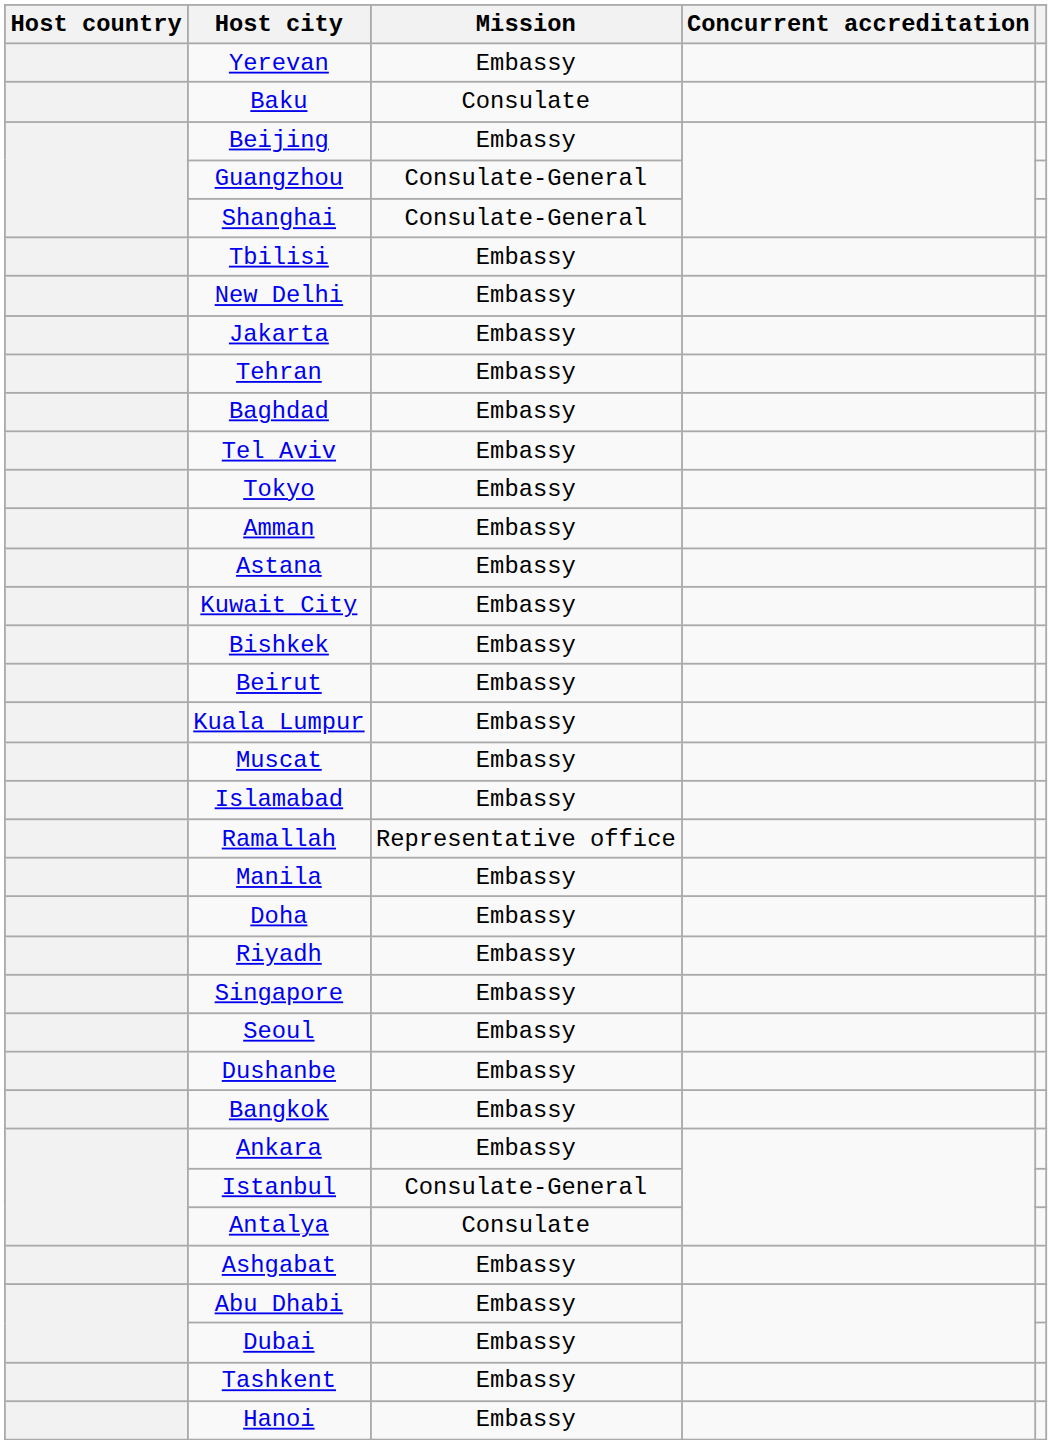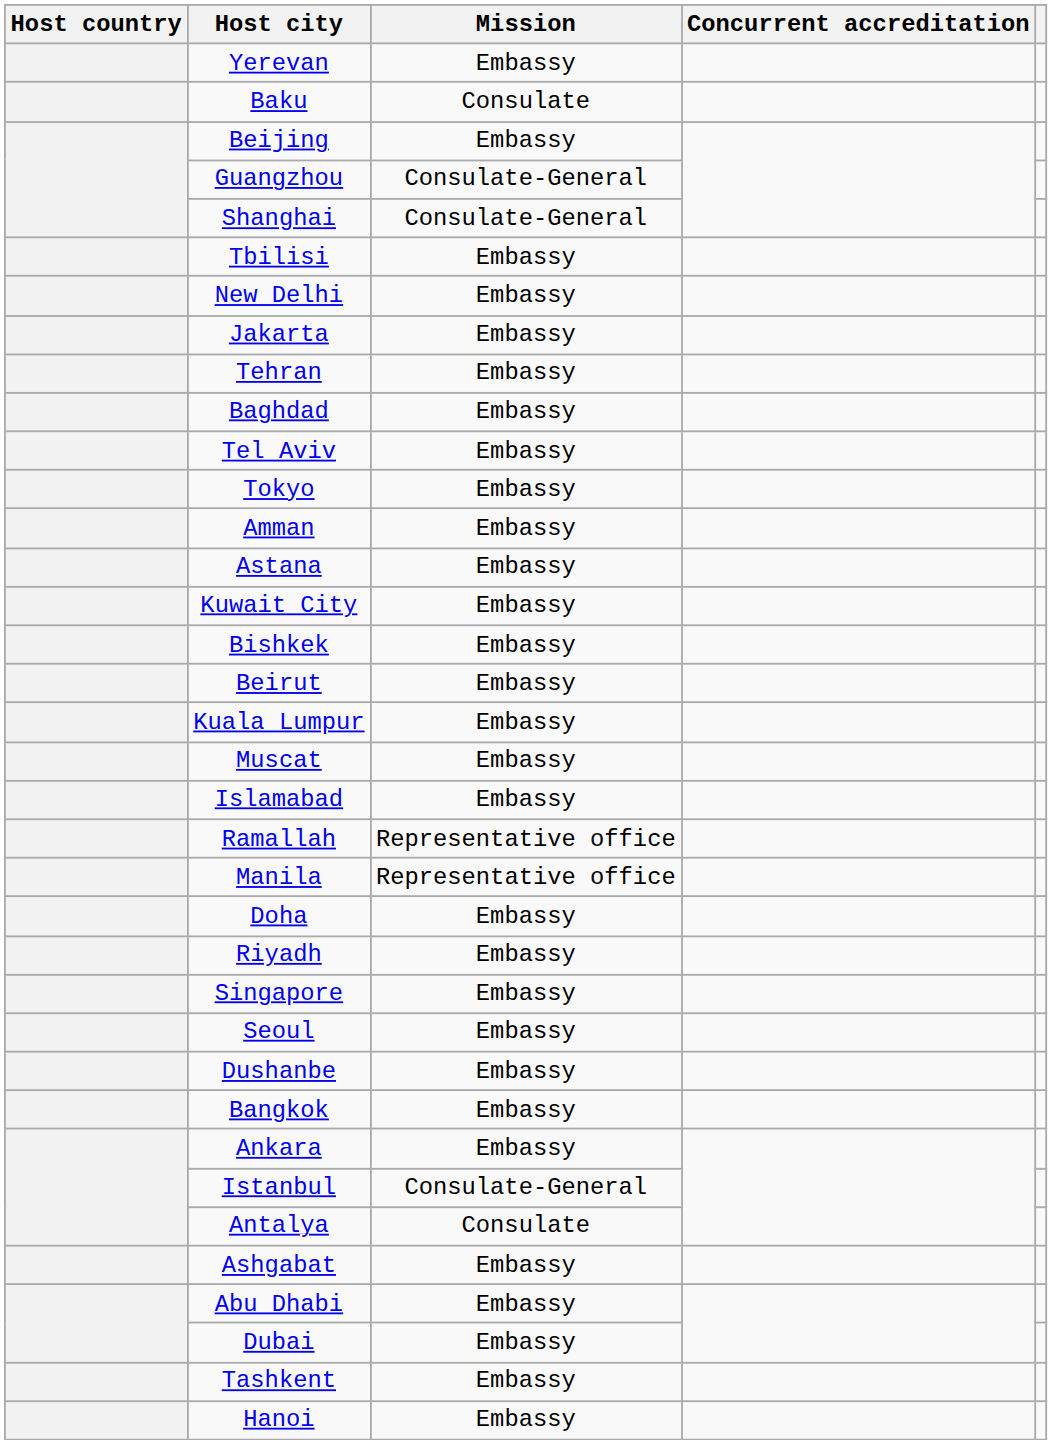(526, 877) Embassy -> (526, 877) Representative office
